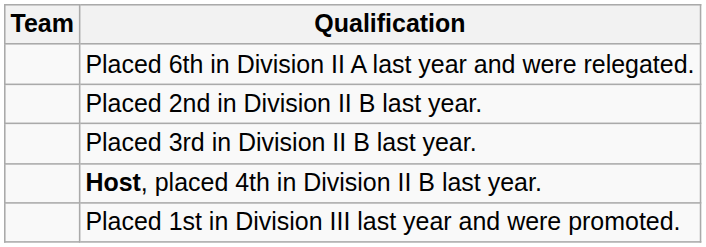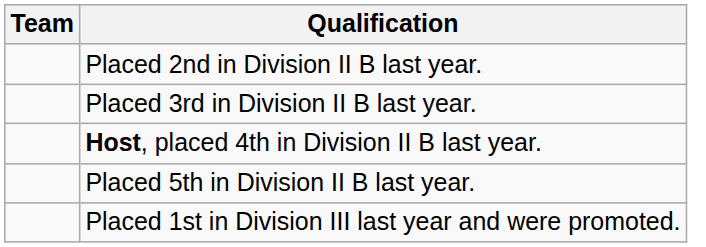- row: (390, 63)
+ row: (280, 182)
